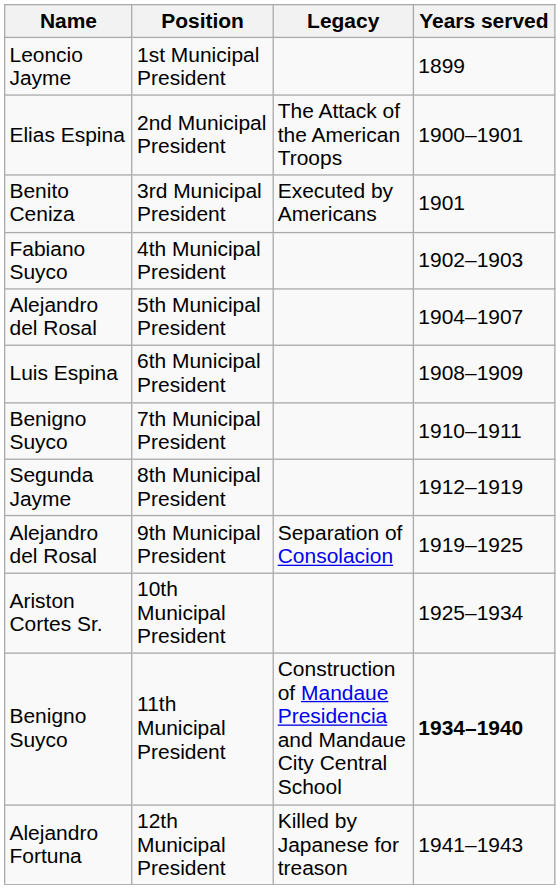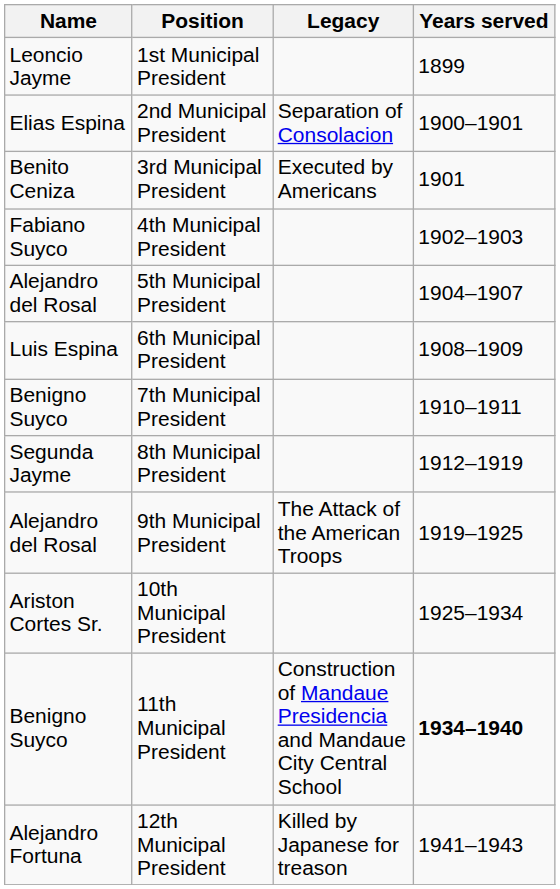(339, 134) The Attack of the American Troops -> (340, 122) Separation of Consolacion
(340, 544) Separation of Consolacion -> (339, 532) The Attack of the American Troops
